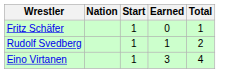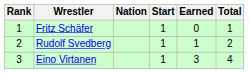+ column: (19, 12)
